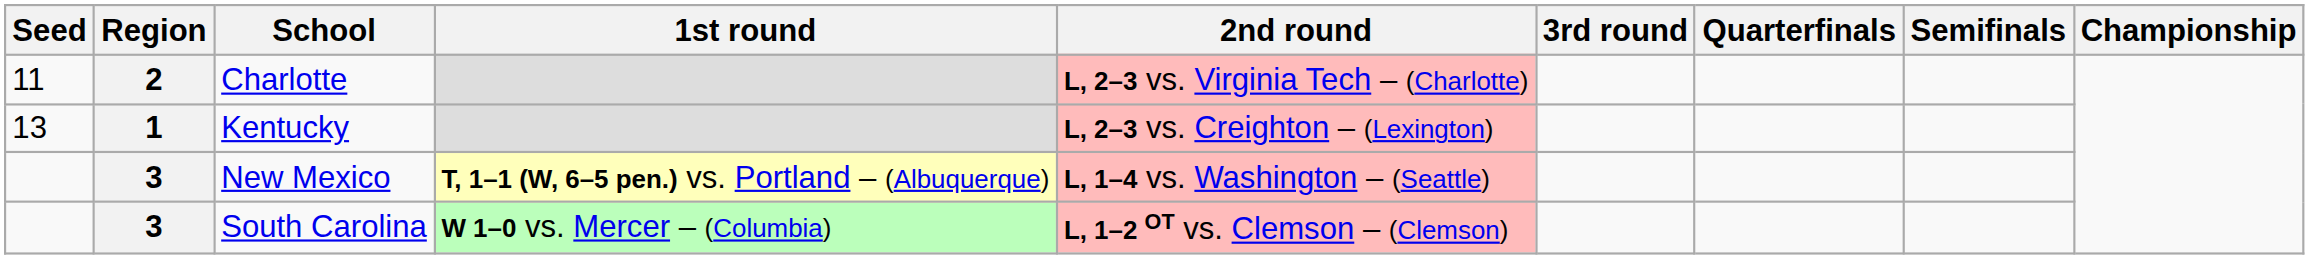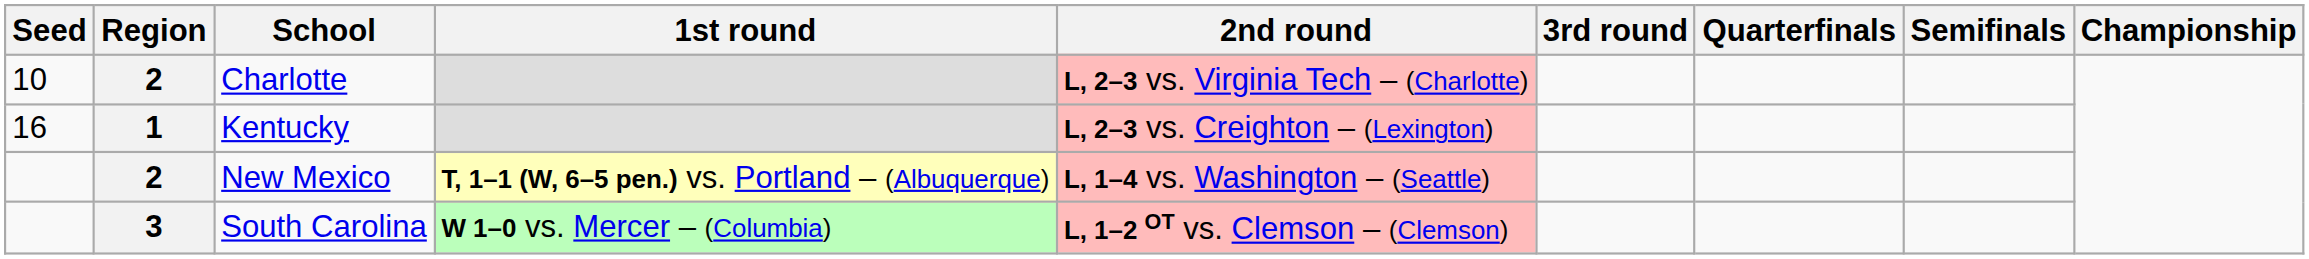(29, 79) 11 -> (30, 79) 10
(30, 128) 13 -> (30, 128) 16
(154, 177) 3 -> (154, 177) 2
